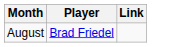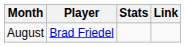+ column: (134, 13)
